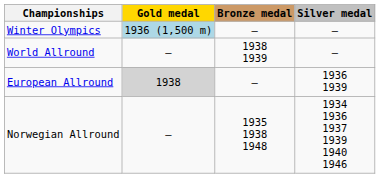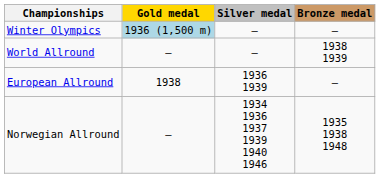columns swapped: (335, 13) <-> (255, 13)
(168, 82) lightgrey background -> (168, 82) no background
